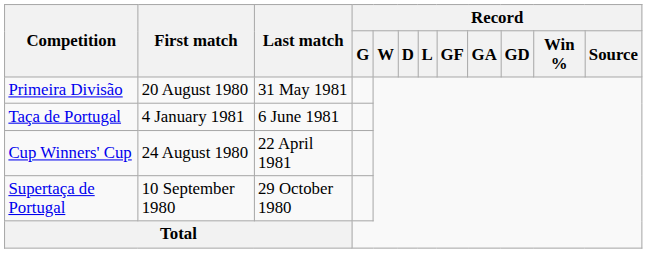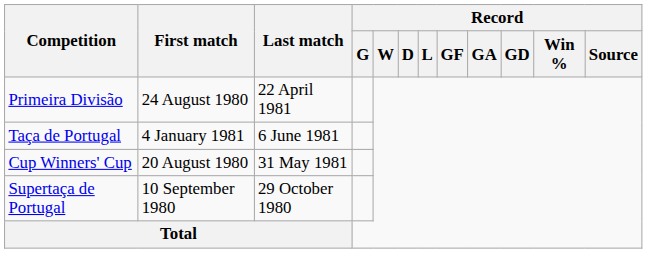(195, 90) 20 August 1980 -> (195, 99) 24 August 1980
(303, 90) 31 May 1981 -> (286, 99) 22 April 1981
(195, 152) 24 August 1980 -> (195, 162) 20 August 1980
(286, 152) 22 April 1981 -> (303, 162) 31 May 1981
